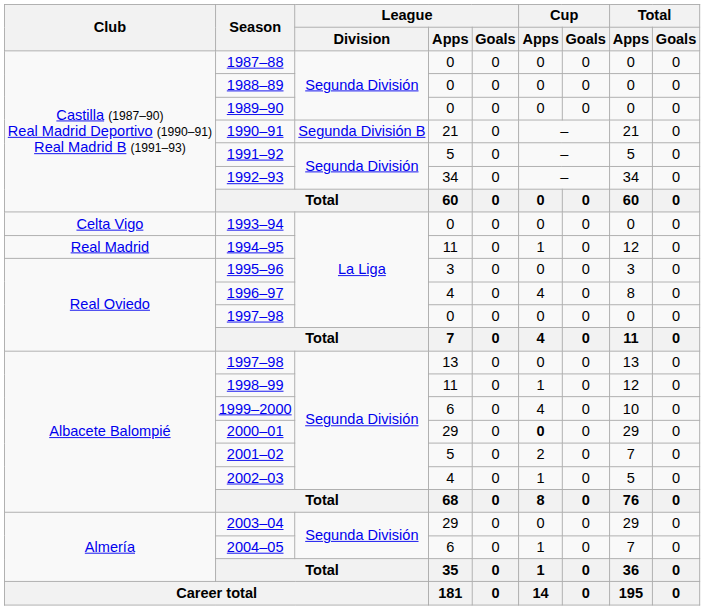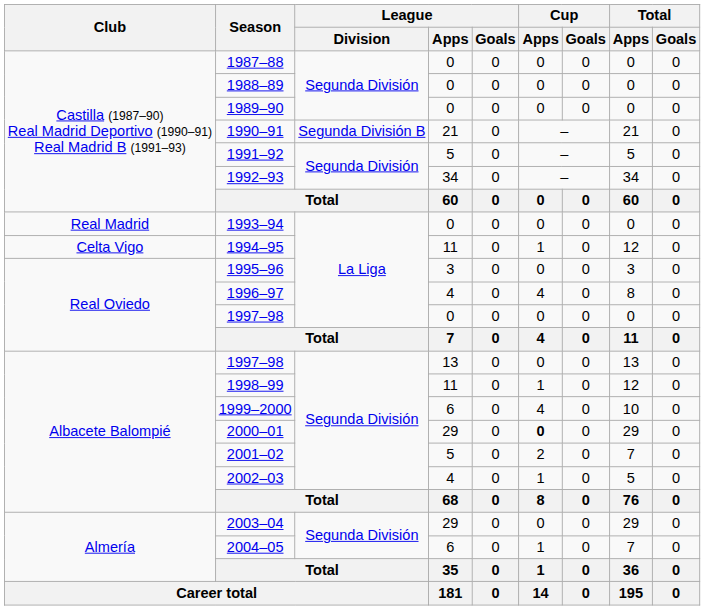(110, 223) Celta Vigo -> (110, 223) Real Madrid
(110, 246) Real Madrid -> (110, 246) Celta Vigo
